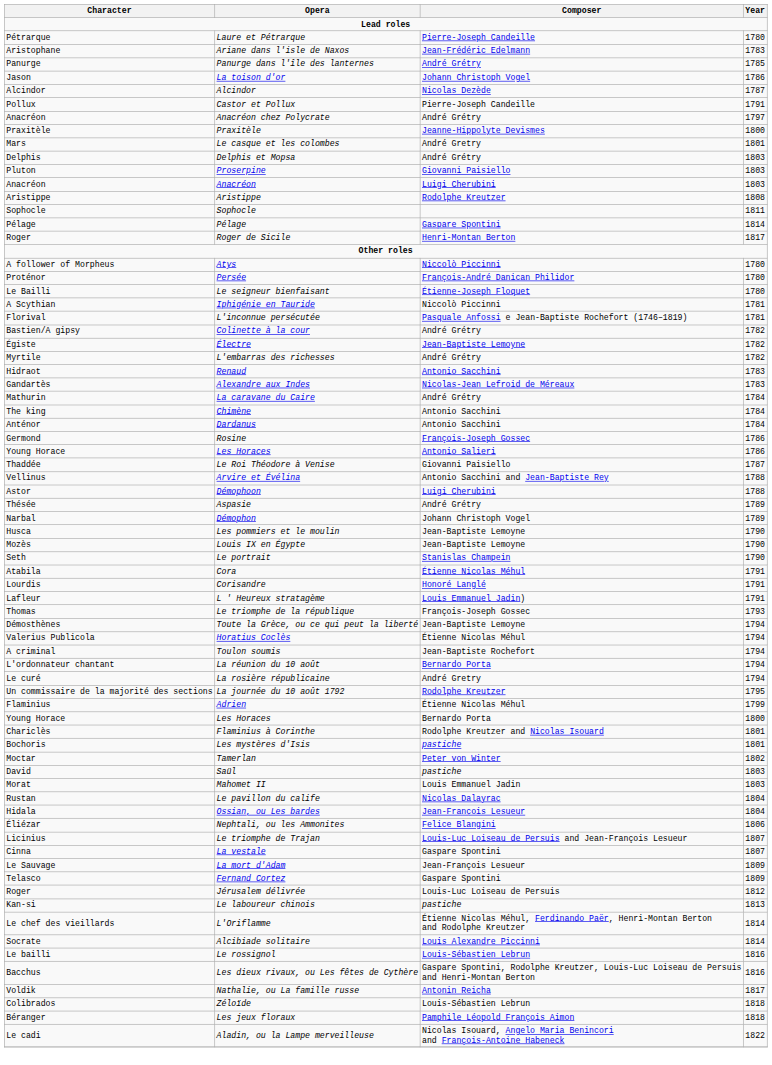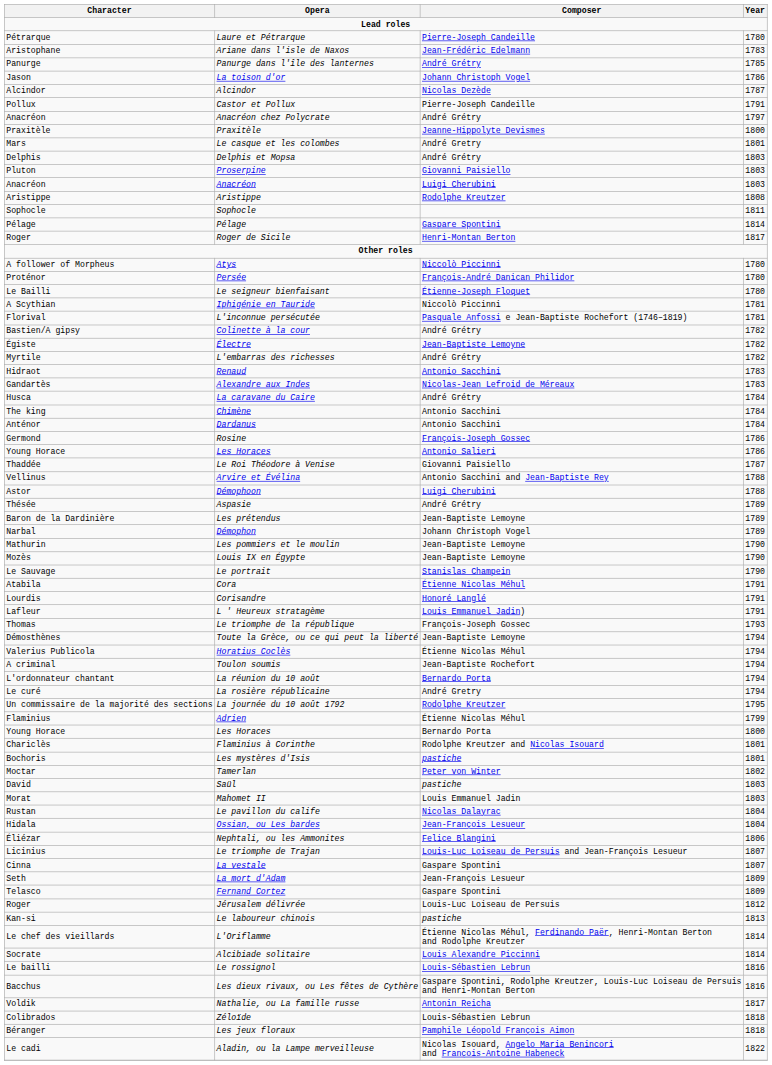(26, 398) Mathurin -> (19, 398) Husca
+ row: (249, 518)
(19, 532) Husca -> (26, 545) Mathurin
(16, 558) Seth -> (31, 572) Le Sauvage
(31, 865) Le Sauvage -> (16, 879) Seth
